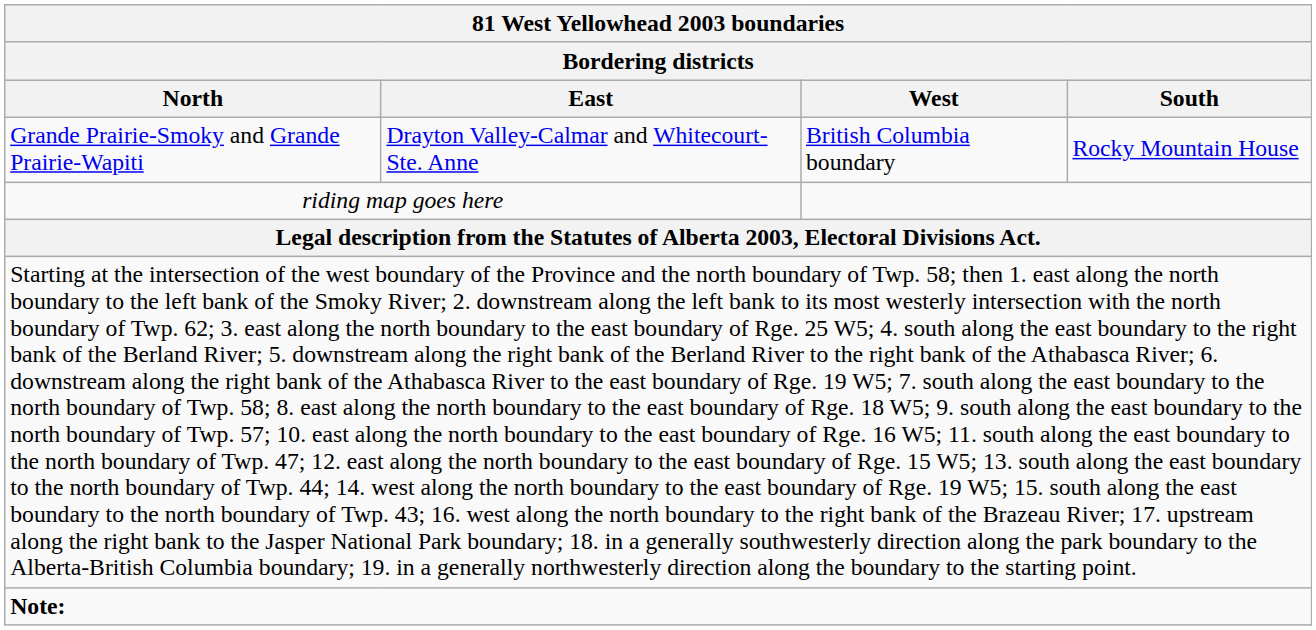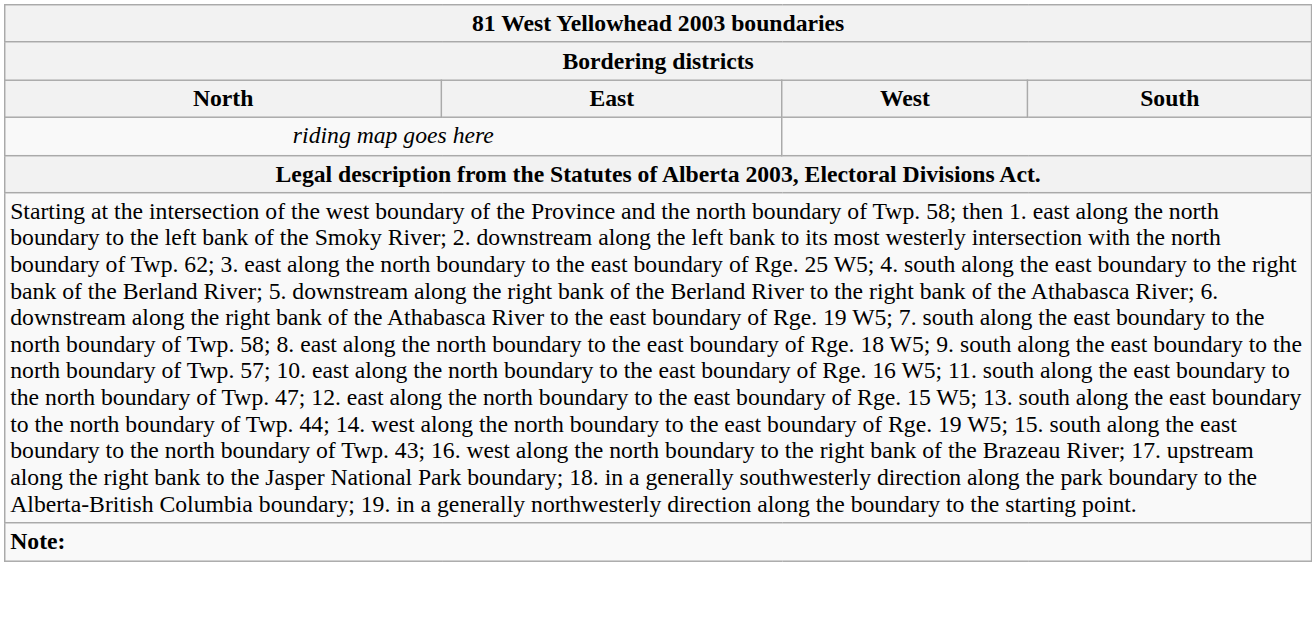- row: (175, 149)
